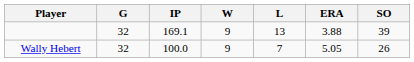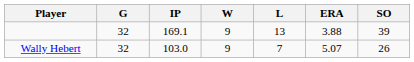(175, 48) 100.0 -> (175, 48) 103.0
(332, 48) 5.05 -> (332, 48) 5.07
